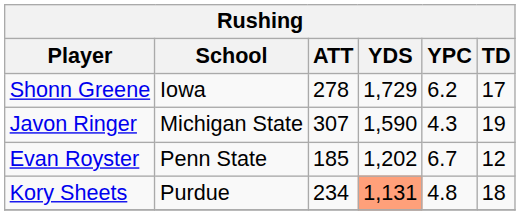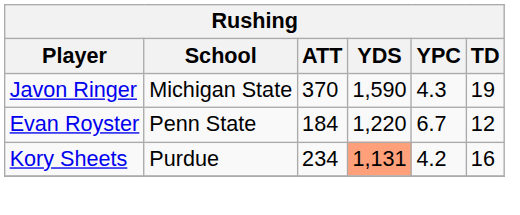- row: (80, 90)
(331, 124) 307 -> (320, 90) 370
(331, 158) 185 -> (320, 124) 184
(390, 158) 1,202 -> (380, 124) 1,220
(442, 192) 4.8 -> (432, 158) 4.2
(494, 192) 18 -> (483, 158) 16
